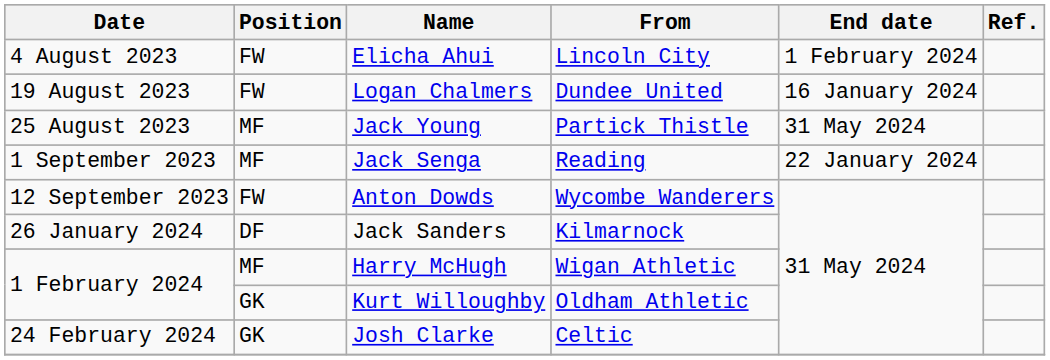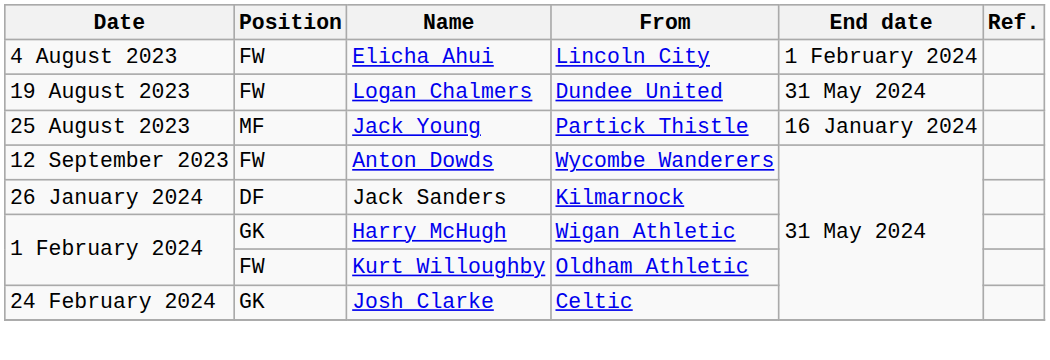(881, 92) 16 January 2024 -> (855, 92) 31 May 2024
(855, 127) 31 May 2024 -> (881, 127) 16 January 2024
- row: (417, 162)
(252, 267) MF -> (252, 232) GK
(252, 302) GK -> (252, 267) FW
